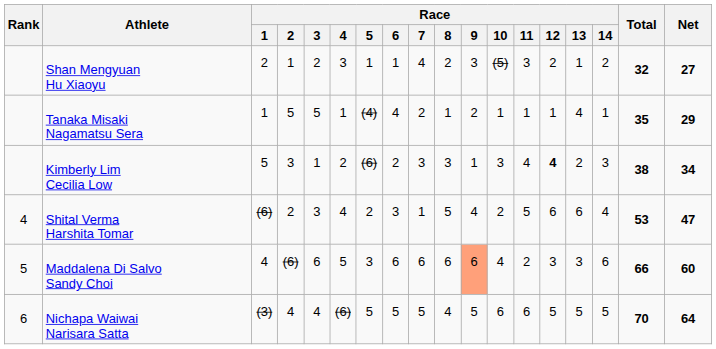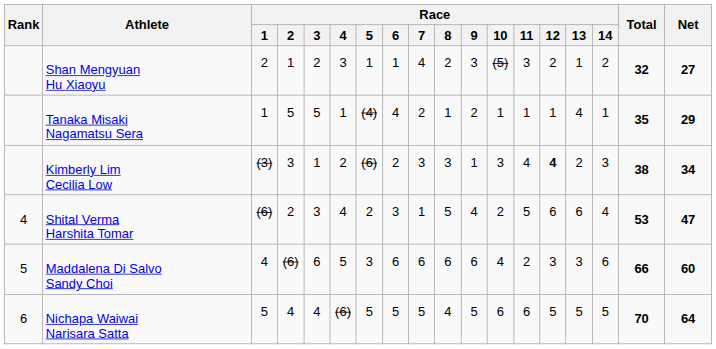(264, 169) 5 -> (264, 169) (3)
(474, 269) lightsalmon background -> (474, 269) no background
(264, 319) (3) -> (264, 319) 5
